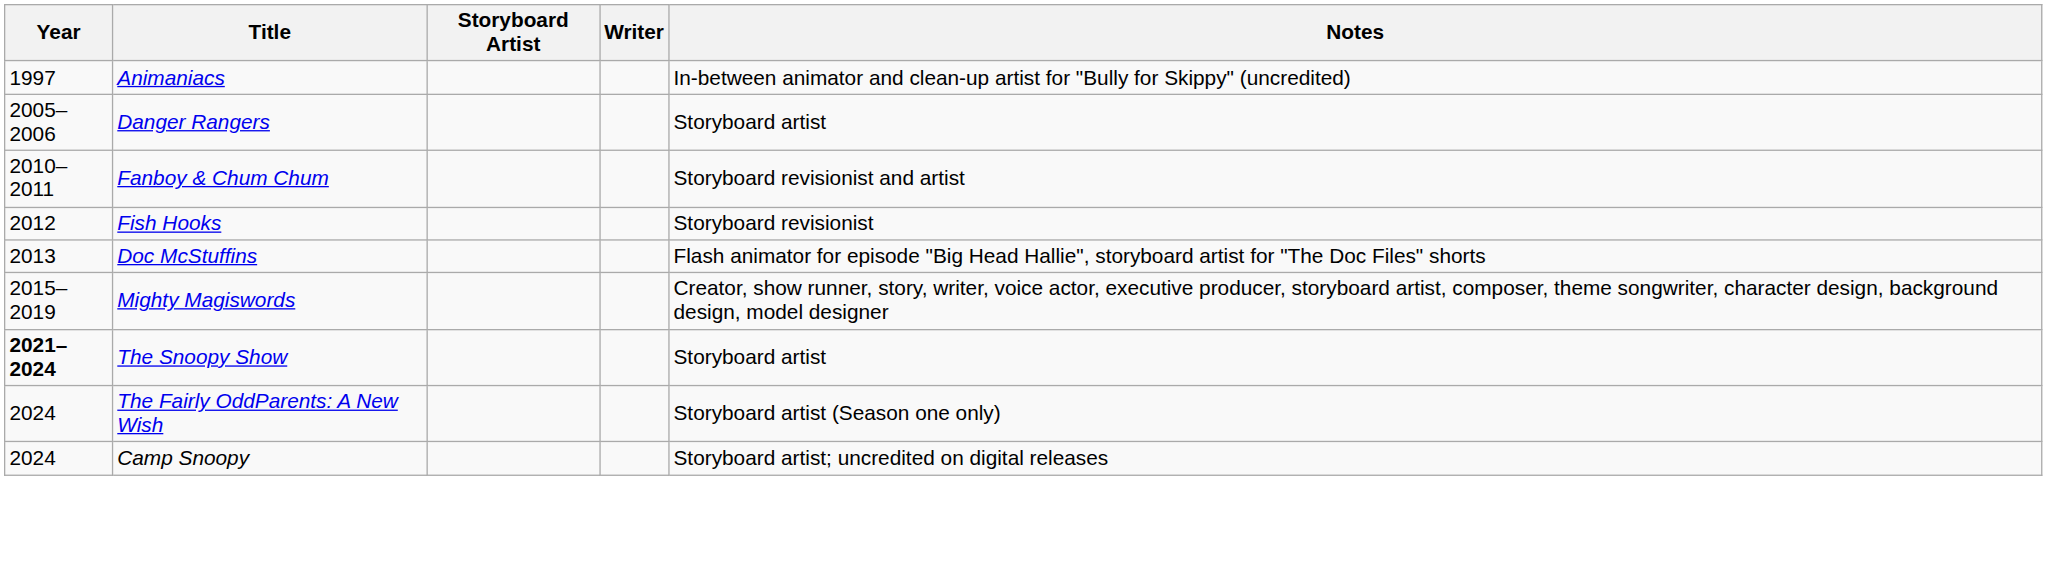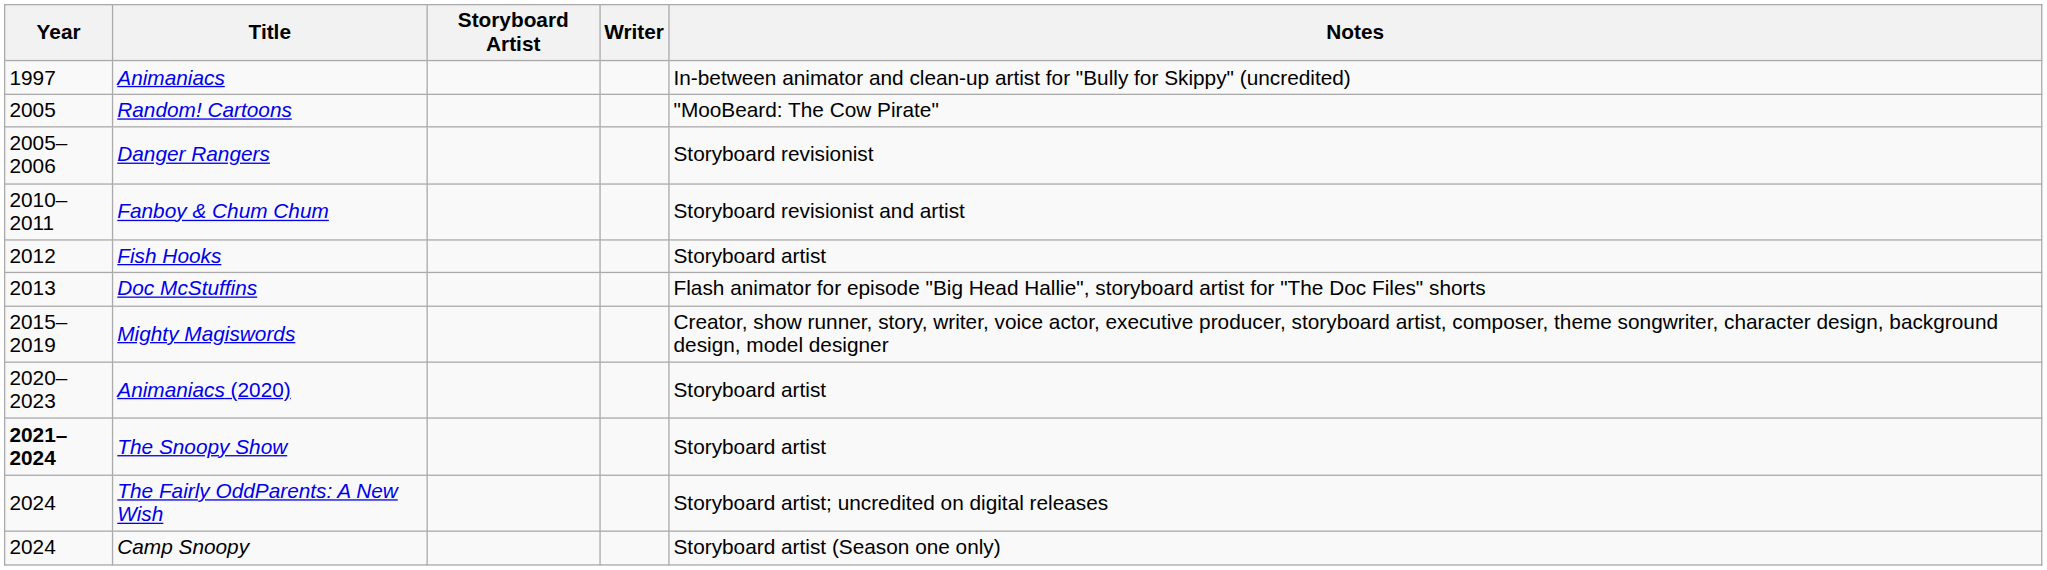+ row: (205, 110)
(750, 122) Storyboard artist -> (773, 155) Storyboard revisionist
(773, 223) Storyboard revisionist -> (750, 256) Storyboard artist
+ row: (204, 390)
(837, 413) Storyboard artist (Season one only) -> (891, 502) Storyboard artist; uncredited on digital releases
(891, 458) Storyboard artist; uncredited on digital releases -> (837, 547) Storyboard artist (Season one only)
